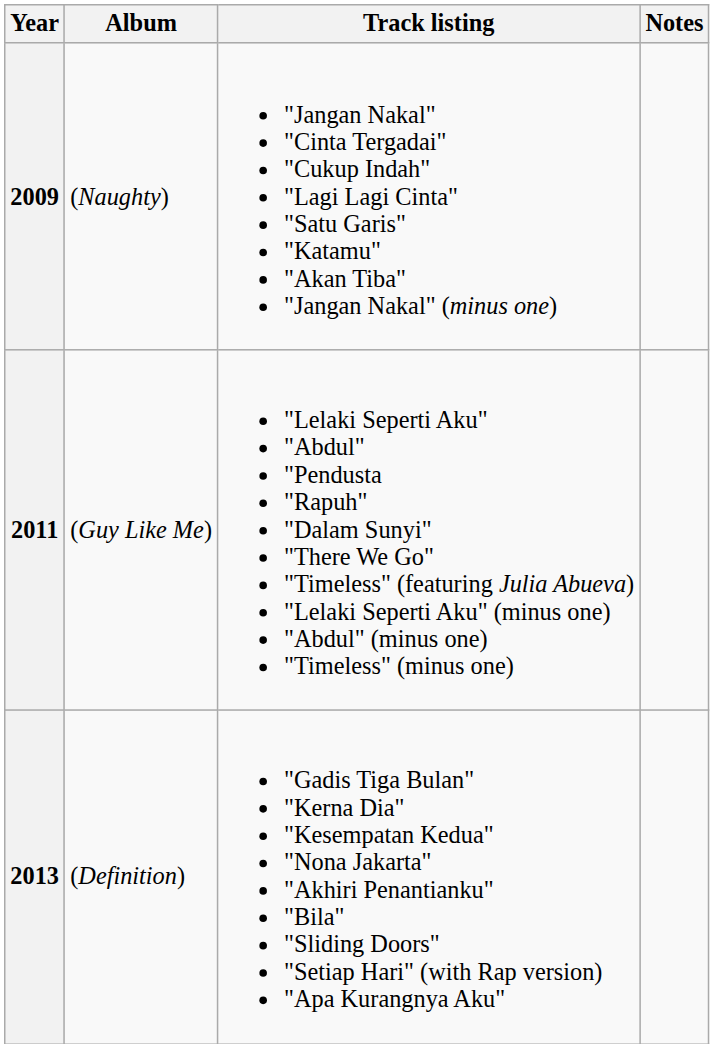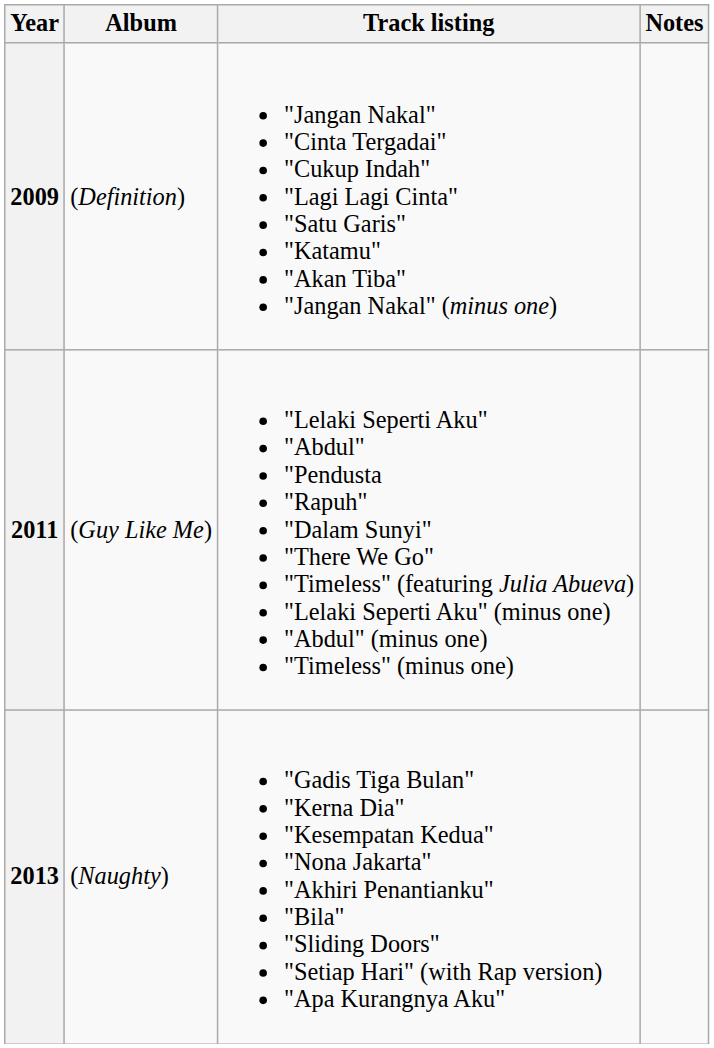(120, 196) (Naughty) -> (128, 196) (Definition)
(128, 876) (Definition) -> (120, 876) (Naughty)
